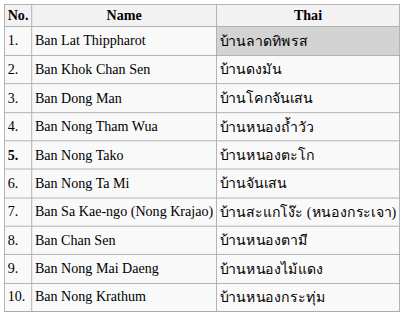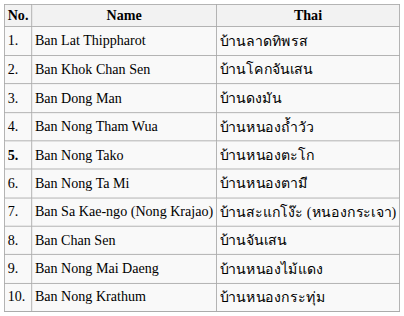(264, 41) lightgrey background -> (264, 41) no background
(250, 70) บ้านดงมัน -> (266, 70) บ้านโคกจันเสน
(266, 98) บ้านโคกจันเสน -> (250, 98) บ้านดงมัน
(253, 183) บ้านจันเสน -> (264, 183) บ้านหนองตามี
(264, 240) บ้านหนองตามี -> (253, 240) บ้านจันเสน
